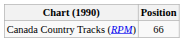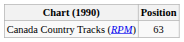(159, 29) 66 -> (159, 29) 63
